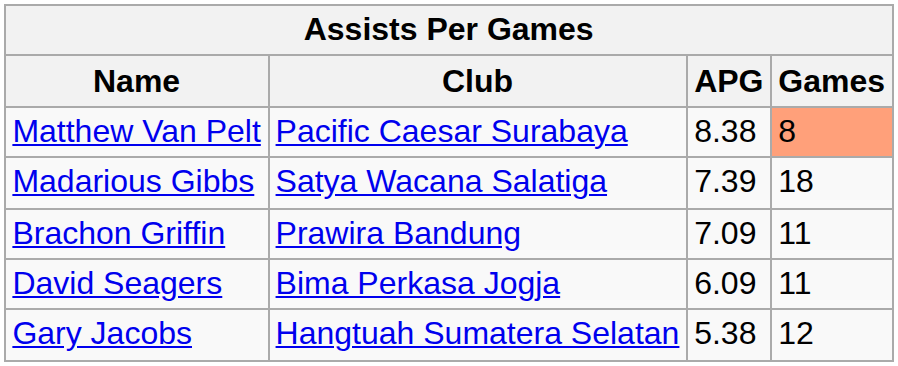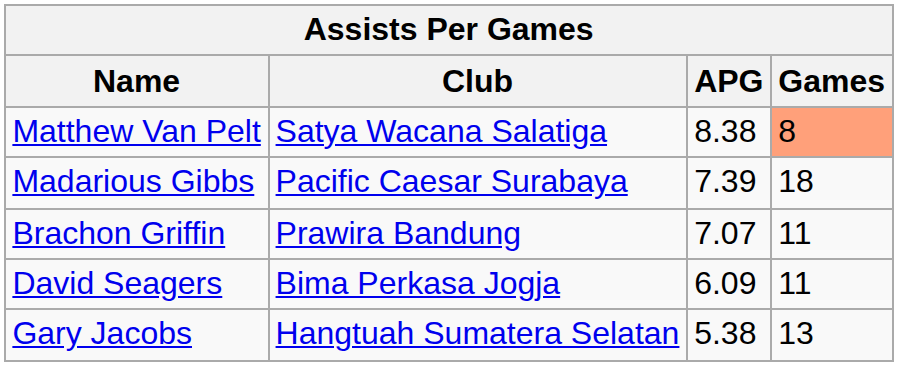(452, 131) Pacific Caesar Surabaya -> (441, 131) Satya Wacana Salatiga
(441, 182) Satya Wacana Salatiga -> (452, 182) Pacific Caesar Surabaya
(725, 232) 7.09 -> (725, 232) 7.07
(796, 334) 12 -> (796, 334) 13
